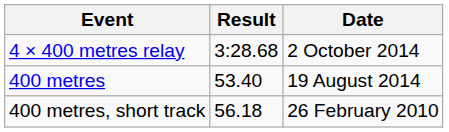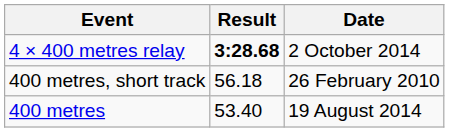(246, 50) normal -> (247, 50) bold
rows swapped: (57, 80) <-> (107, 111)
